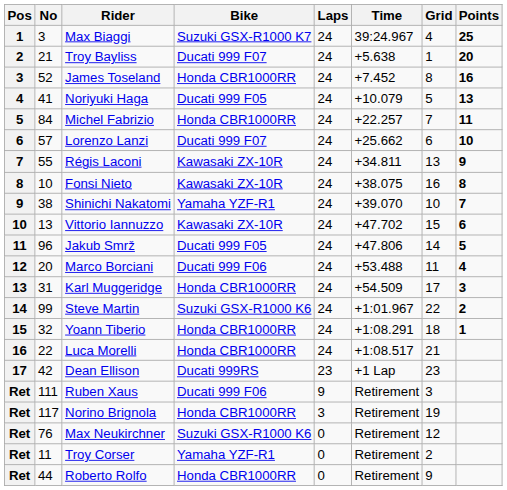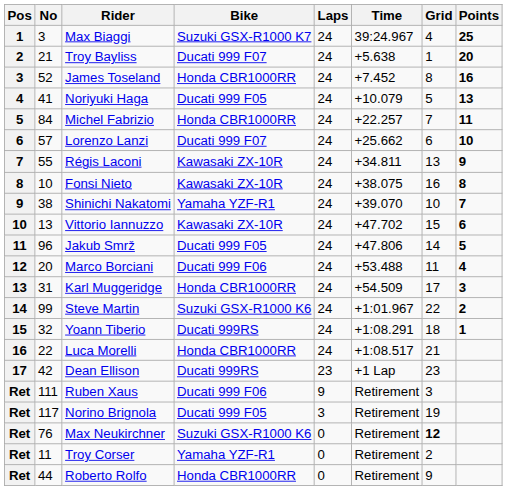(237, 329) Honda CBR1000RR -> (218, 329) Ducati 999RS
(237, 413) Honda CBR1000RR -> (222, 413) Ducati 999 F05
(433, 434) normal -> (433, 434) bold
